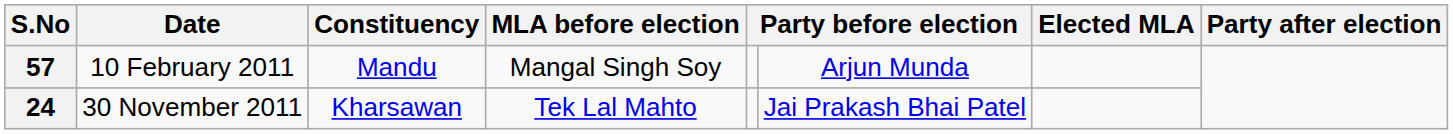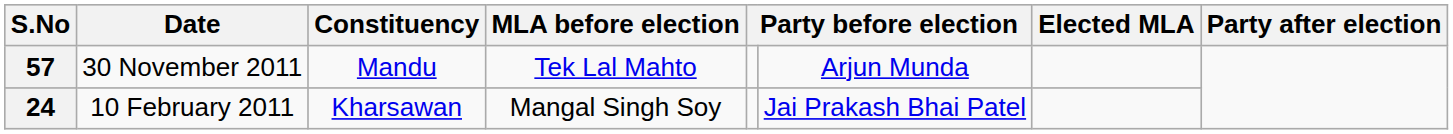(192, 66) 10 February 2011 -> (192, 66) 30 November 2011
(616, 66) Mangal Singh Soy -> (616, 66) Tek Lal Mahto
(192, 107) 30 November 2011 -> (192, 107) 10 February 2011
(616, 107) Tek Lal Mahto -> (616, 107) Mangal Singh Soy
